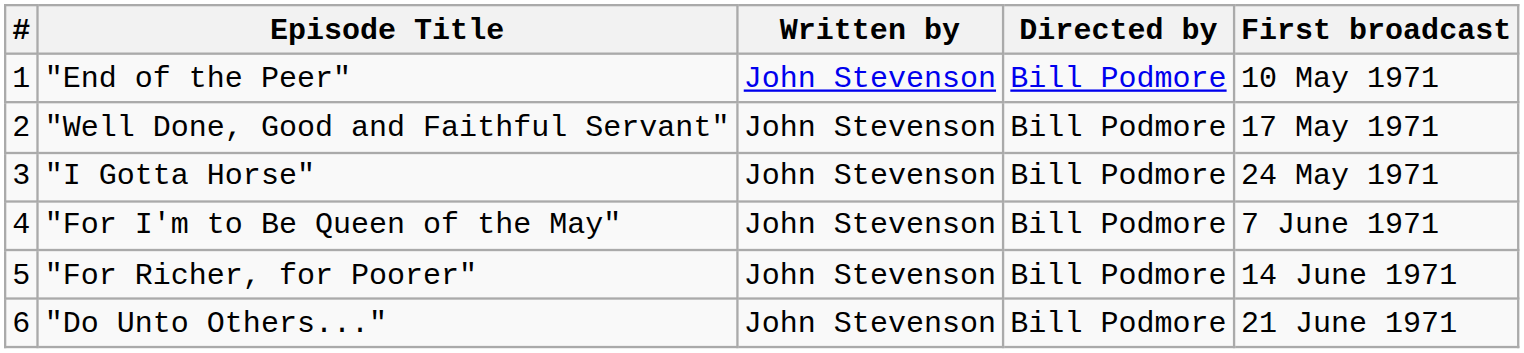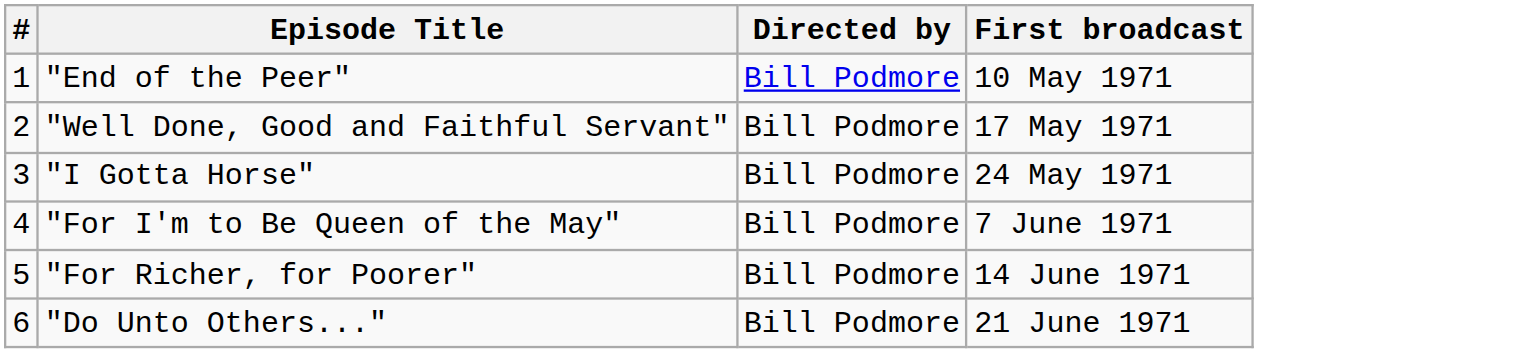- column: (870, 30)
